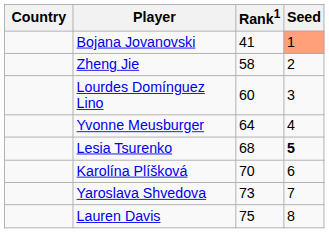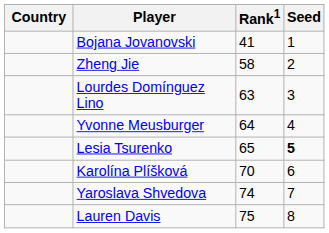(291, 42) lightsalmon background -> (291, 42) no background
(247, 95) 60 -> (247, 95) 63
(247, 148) 68 -> (247, 148) 65
(247, 193) 73 -> (247, 193) 74
